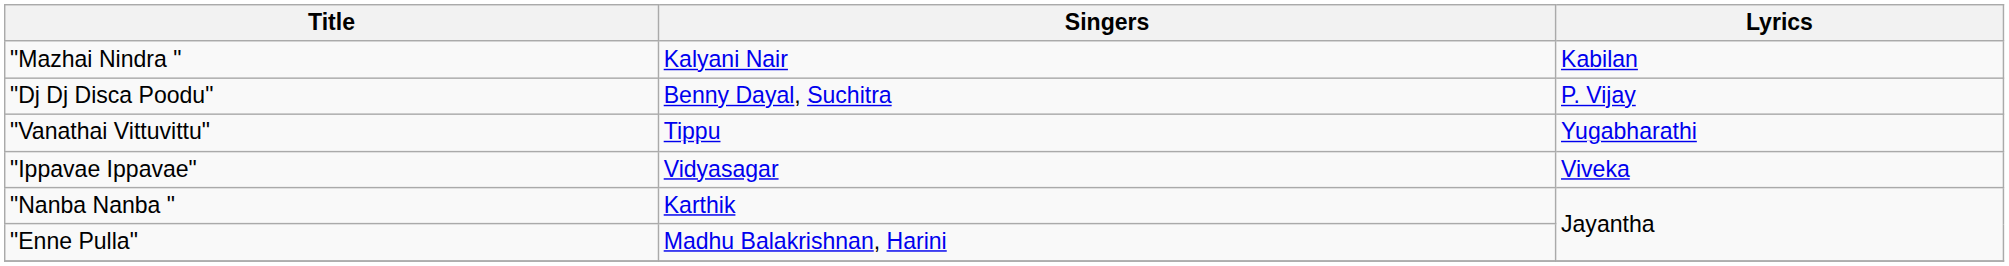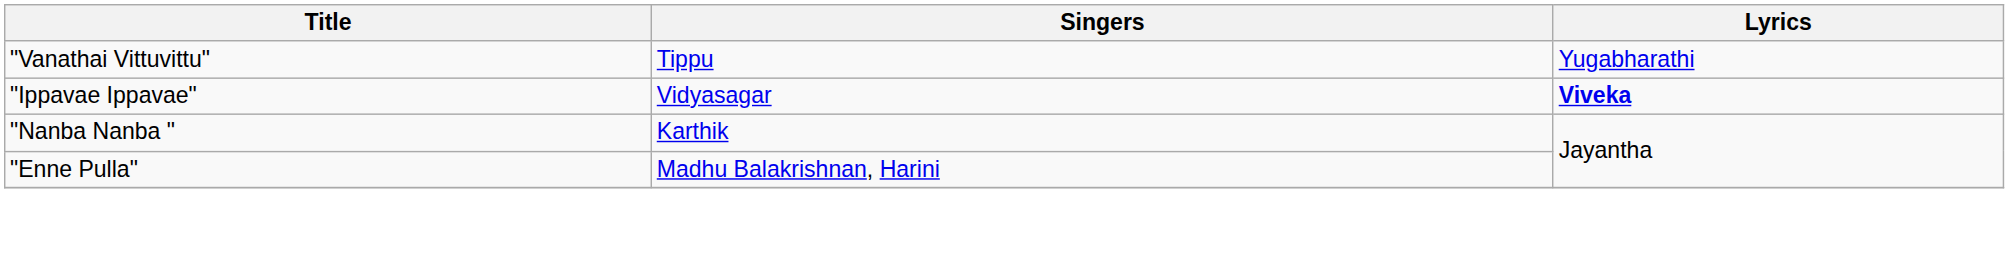- row: (96, 59)
- row: (112, 95)
(1595, 168) normal -> (1595, 95) bold
